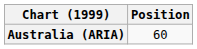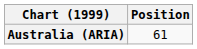(160, 34) 60 -> (160, 34) 61
